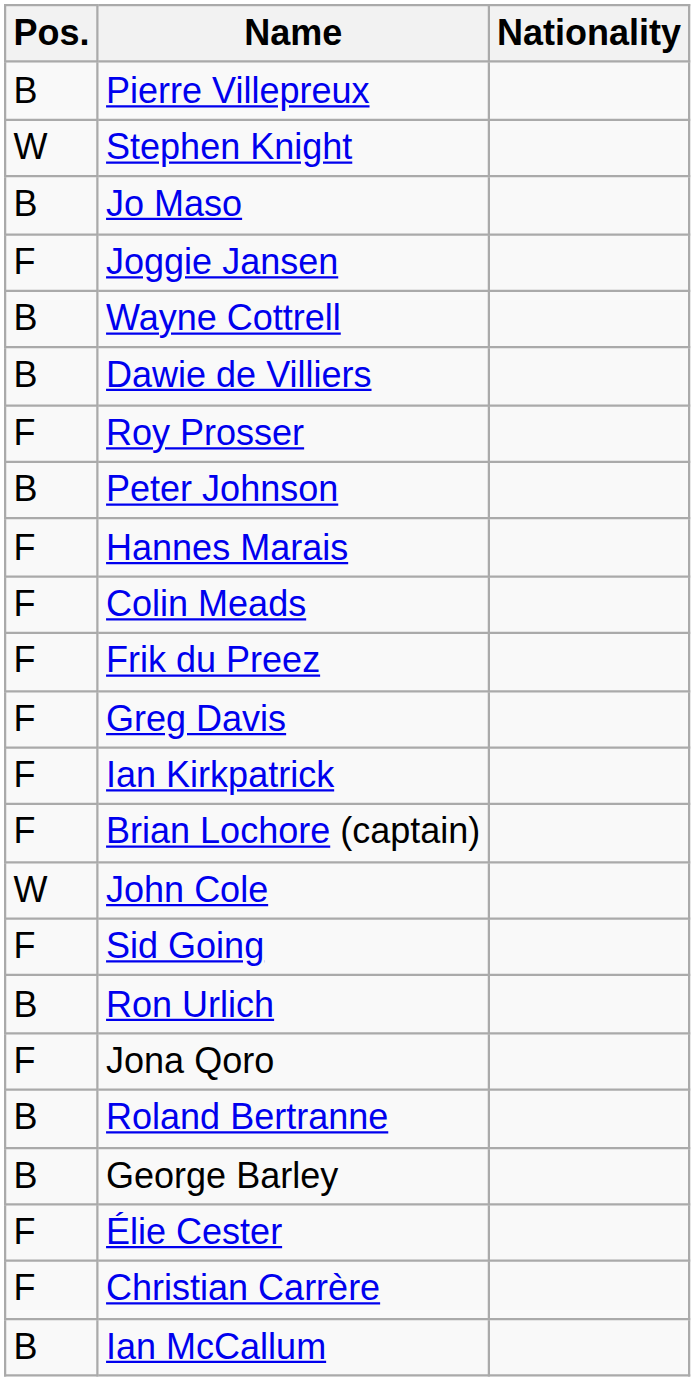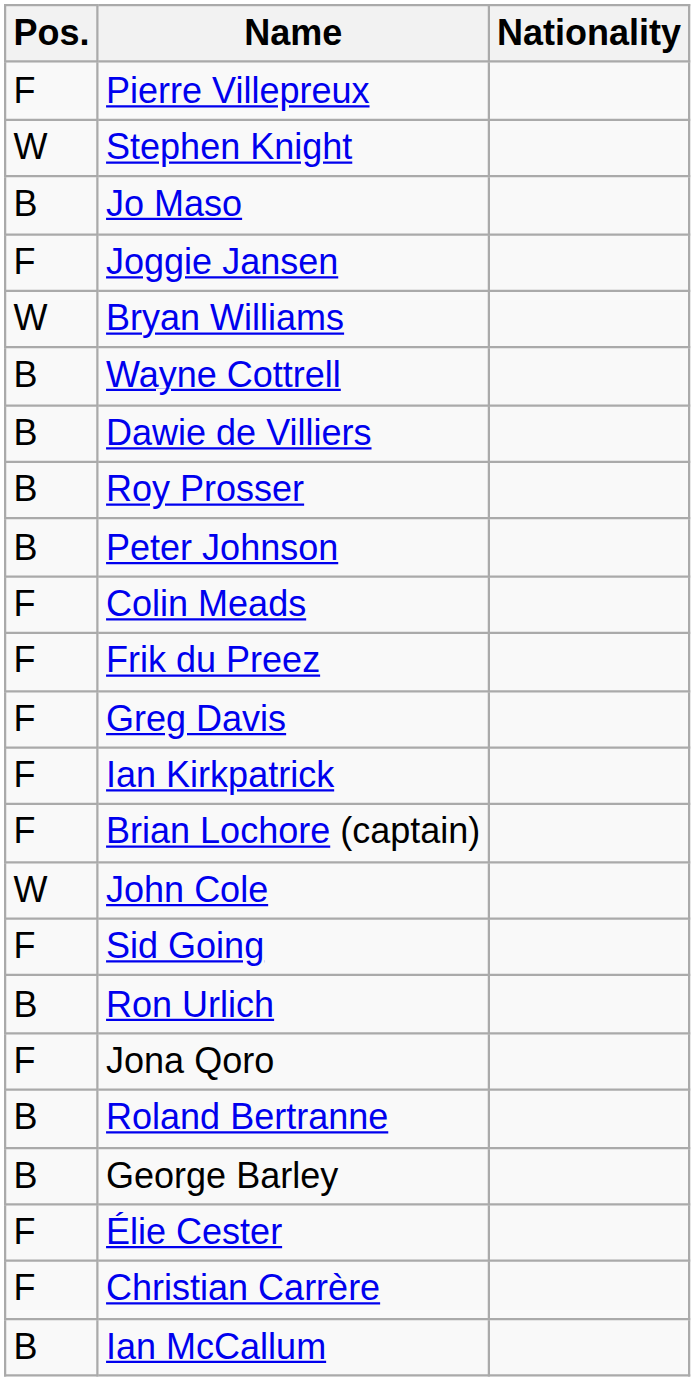(25, 90) B -> (24, 90) F
+ row: (225, 318)
(24, 432) F -> (25, 489) B
- row: (227, 546)
